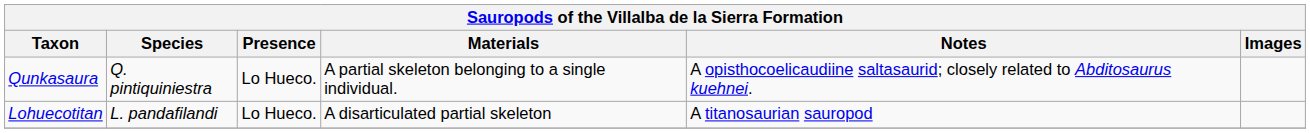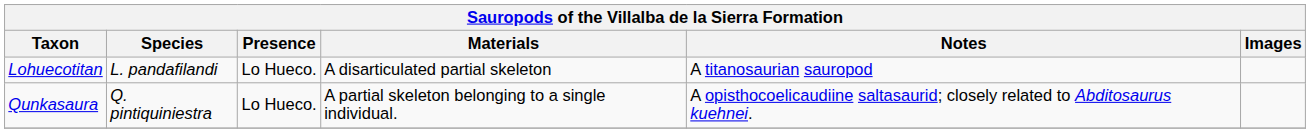rows swapped: (56, 114) <-> (53, 79)
